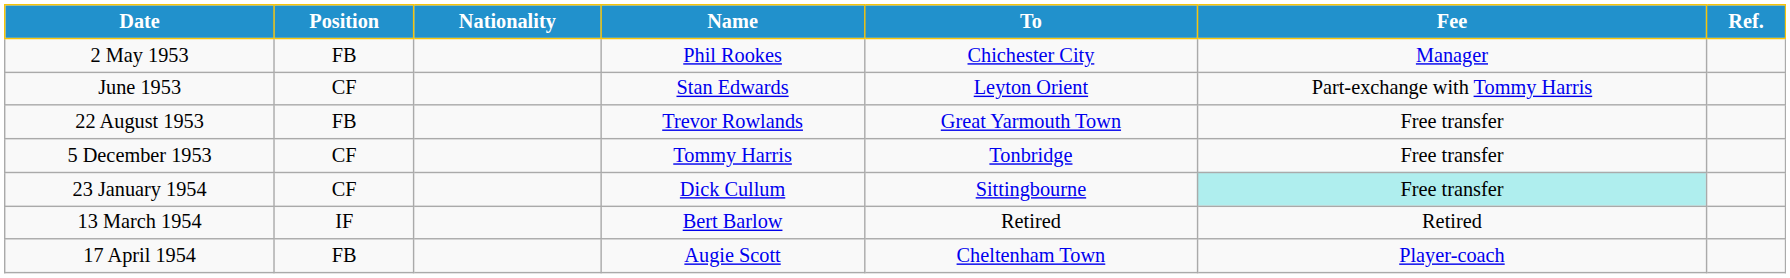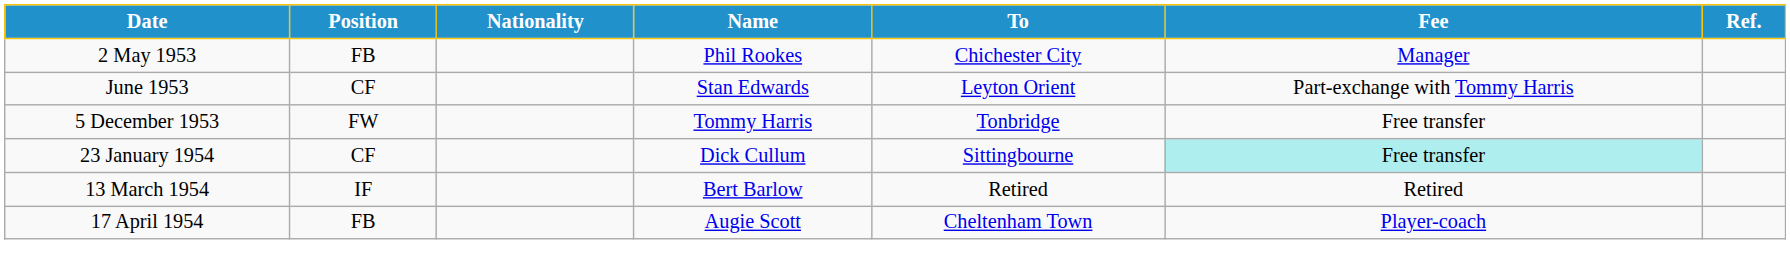- row: (140, 122)
(344, 155) CF -> (363, 122) FW
